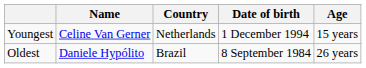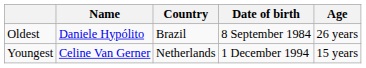rows swapped: (30, 33) <-> (23, 53)
